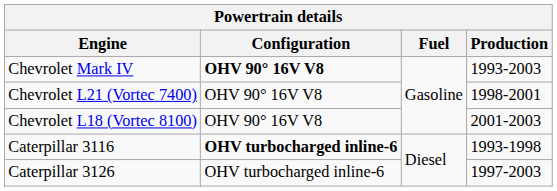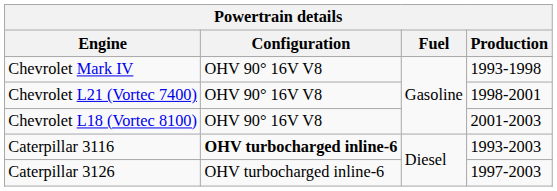(264, 69) bold -> (263, 69) normal
(506, 69) 1993-2003 -> (506, 69) 1993-1998
(506, 146) 1993-1998 -> (506, 146) 1993-2003
